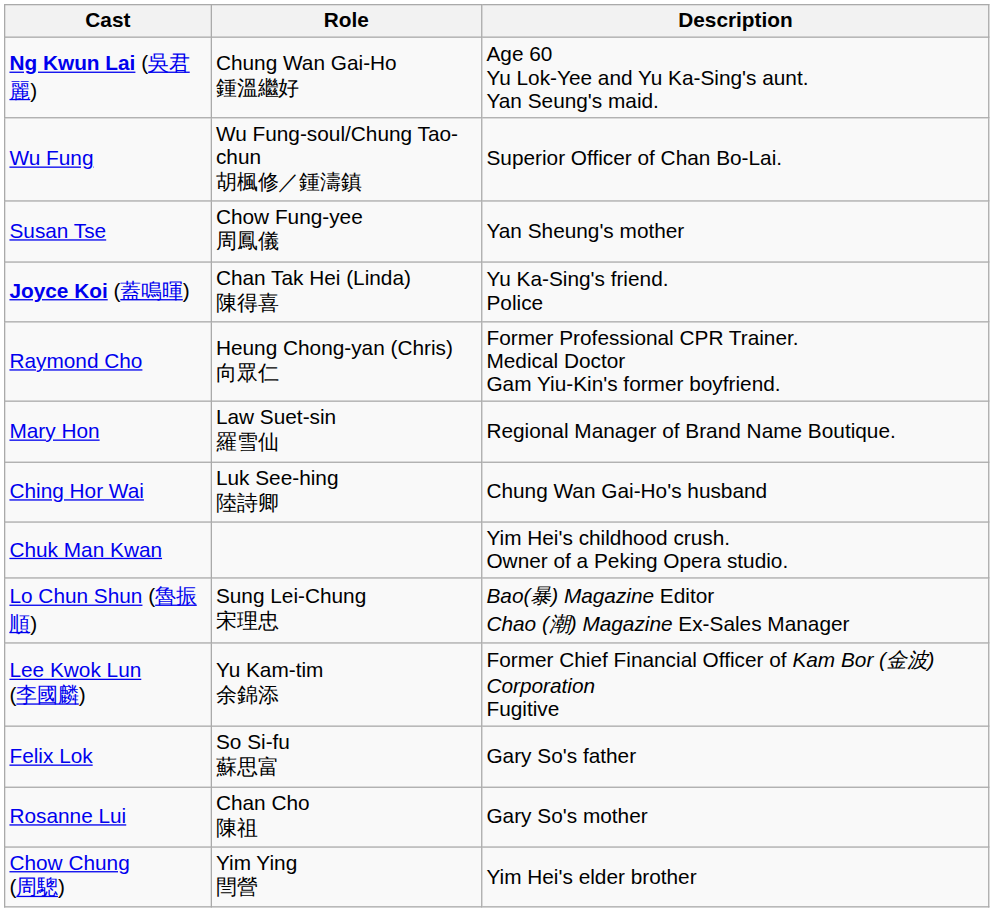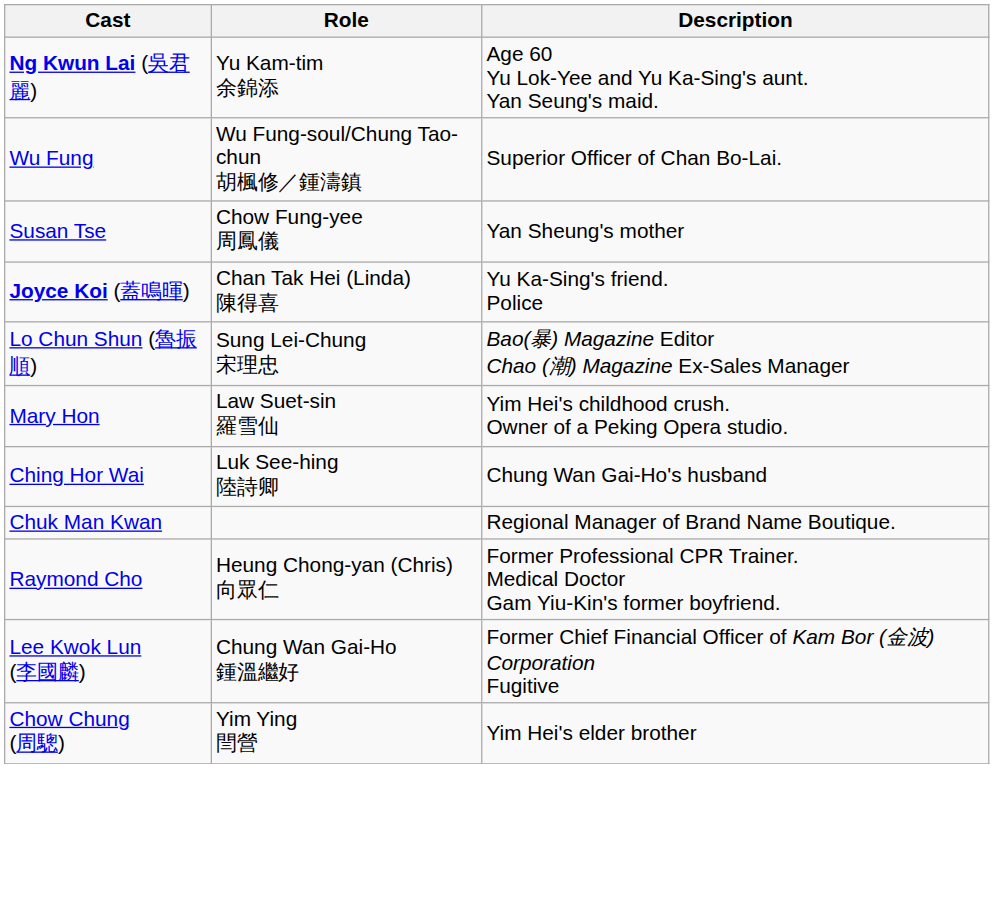(306, 76) Chung Wan Gai-Ho 鍾溫繼好 -> (270, 76) Yu Kam-tim 余錦添
rows swapped: (103, 609) <-> (76, 361)
(691, 431) Regional Manager of Brand Name Boutique. -> (637, 415) Yim Hei's childhood crush. Owner of a Peking Opera studio.
(637, 550) Yim Hei's childhood crush. Owner of a Peking Opera studio. -> (691, 522) Regional Manager of Brand Name Boutique.
(270, 683) Yu Kam-tim 余錦添 -> (306, 659) Chung Wan Gai-Ho 鍾溫繼好
- row: (51, 756)
- row: (68, 816)
